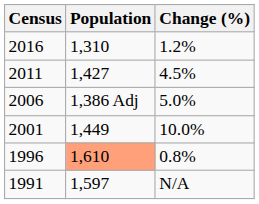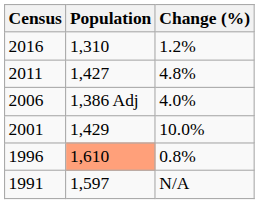(178, 73) 4.5% -> (178, 73) 4.8%
(178, 101) 5.0% -> (178, 101) 4.0%
(90, 128) 1,449 -> (90, 128) 1,429
